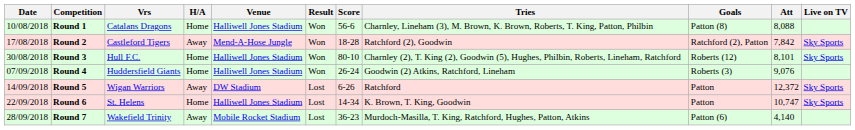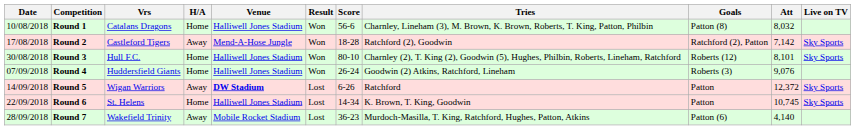(784, 26) 8,088 -> (784, 26) 8,032
(784, 41) 7,842 -> (784, 41) 7,142
(237, 86) normal -> (239, 86) bold
(786, 101) 10,747 -> (786, 101) 10,745
